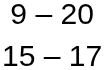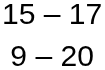rows swapped: (52, 56) <-> (52, 14)
